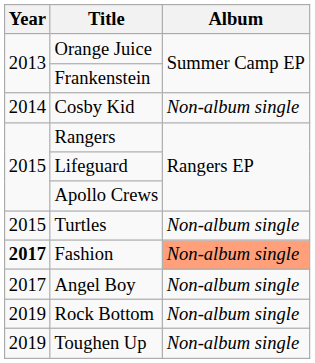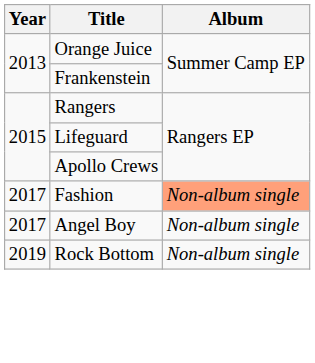- row: (94, 107)
- row: (80, 225)
(27, 254) bold -> (27, 195) normal
- row: (101, 343)
